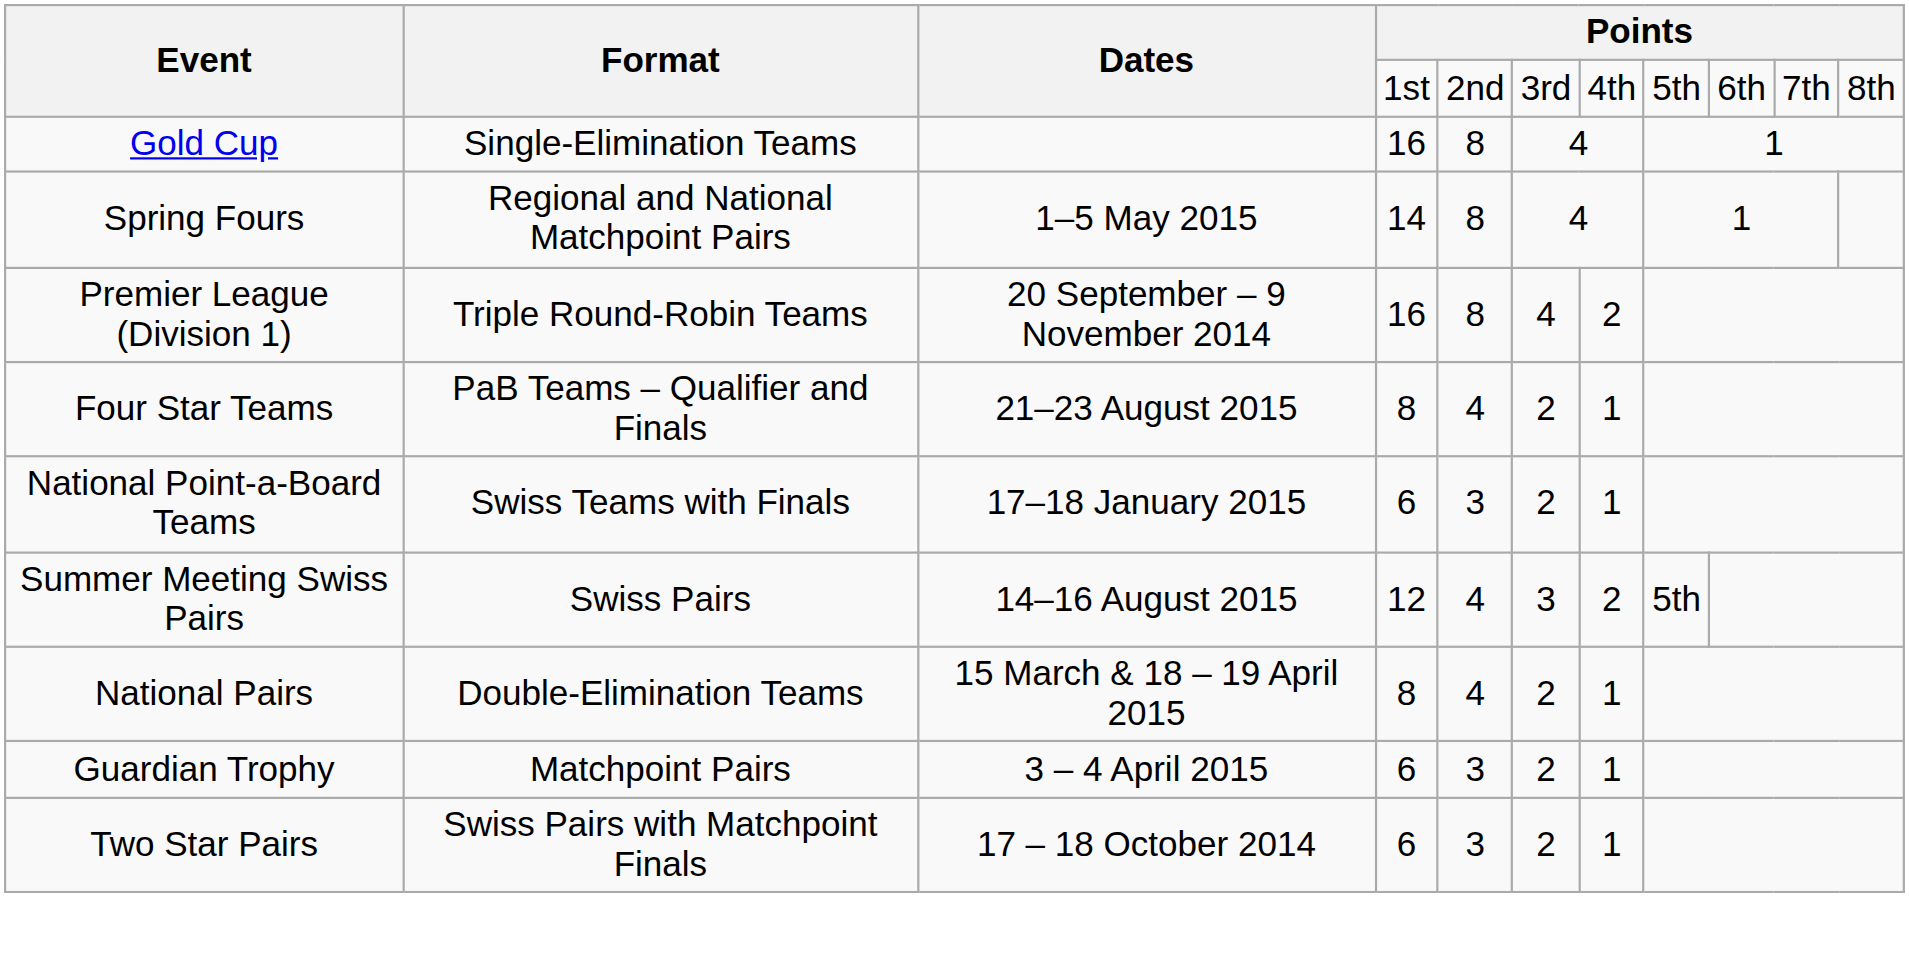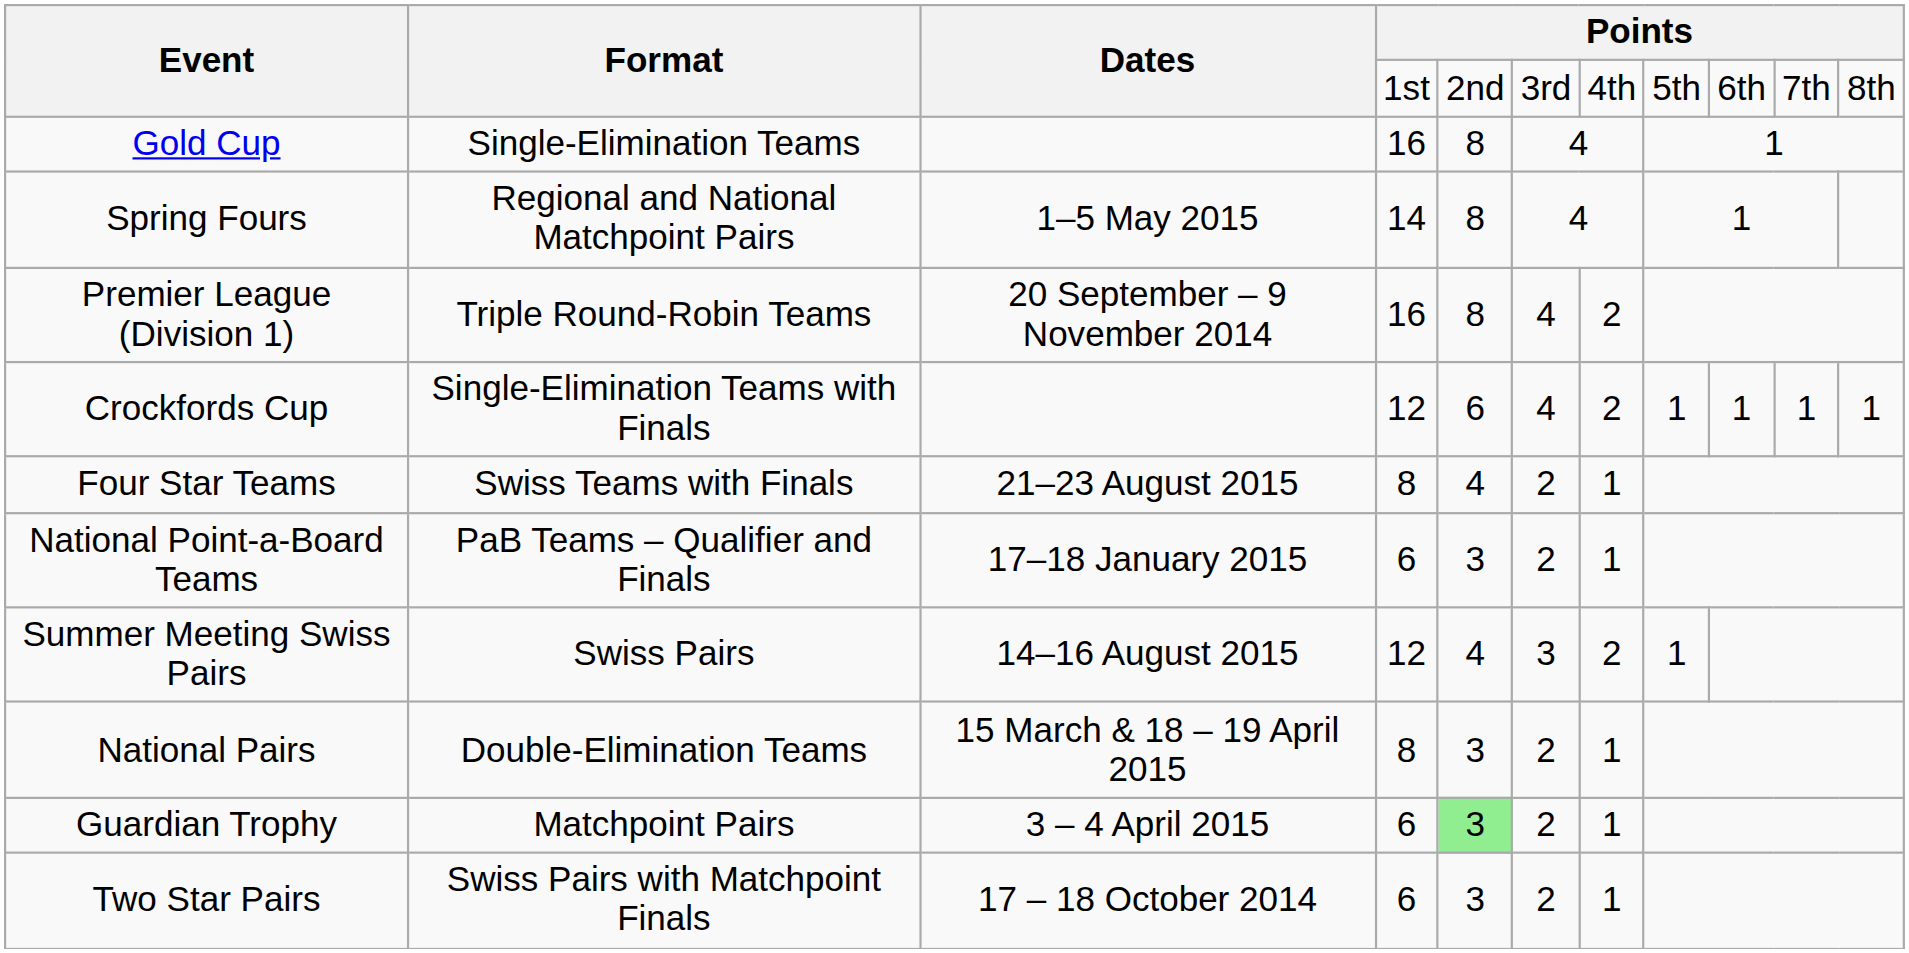+ row: (207, 408)
(660, 408) PaB Teams – Qualifier and Finals -> (664, 483) Swiss Teams with Finals
(660, 503) Swiss Teams with Finals -> (664, 559) PaB Teams – Qualifier and Finals
(1677, 598) 5th -> (1677, 654) 1
(1475, 693) 4 -> (1475, 749) 3
(1475, 768) no background -> (1475, 824) lightgreen background
